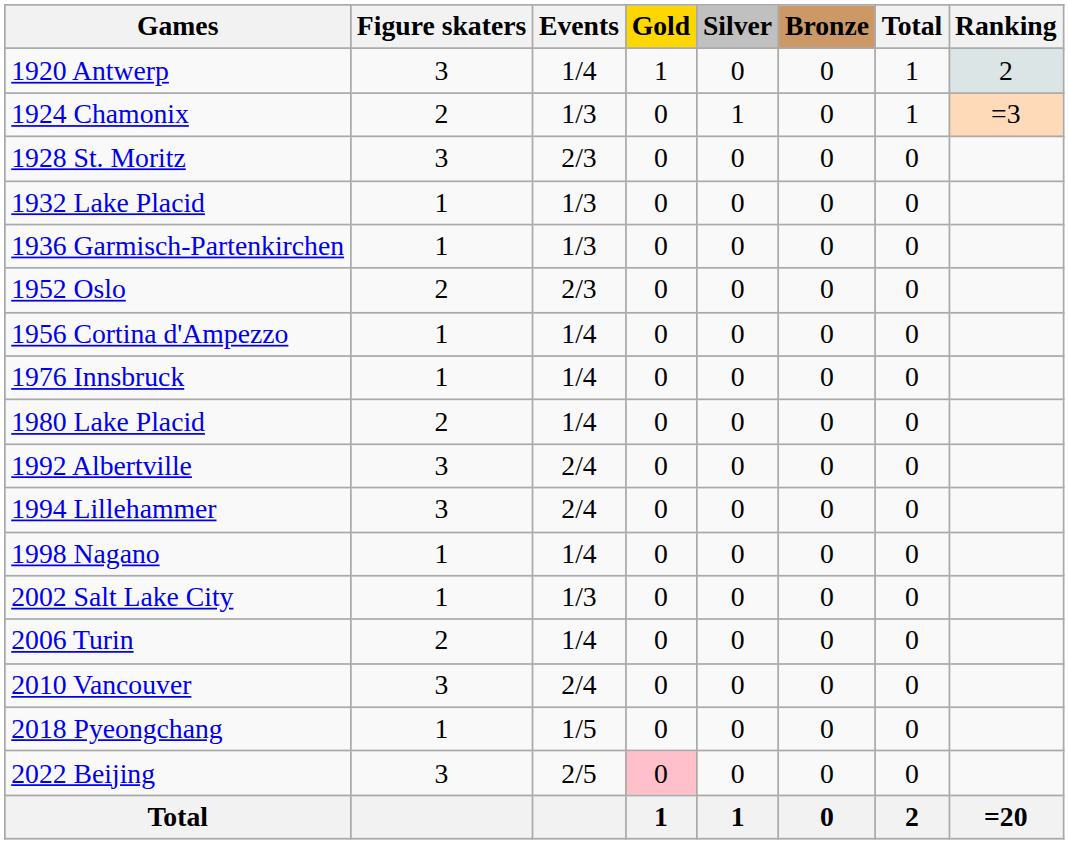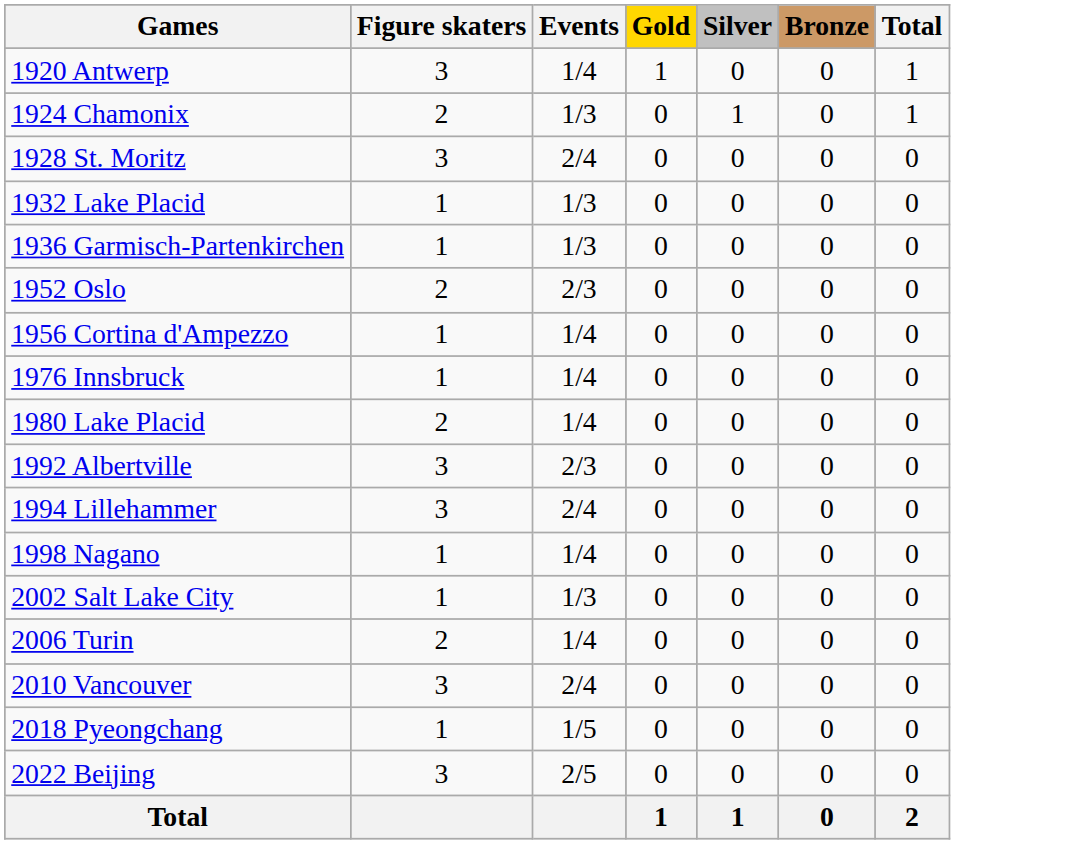- column: (1006, 26)
(579, 158) 2/3 -> (579, 158) 2/4
(579, 465) 2/4 -> (579, 465) 2/3
(661, 772) pink background -> (661, 772) no background
